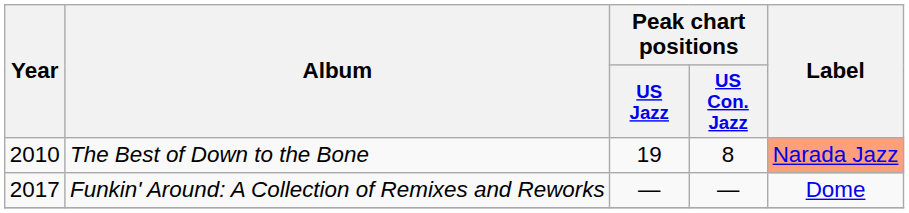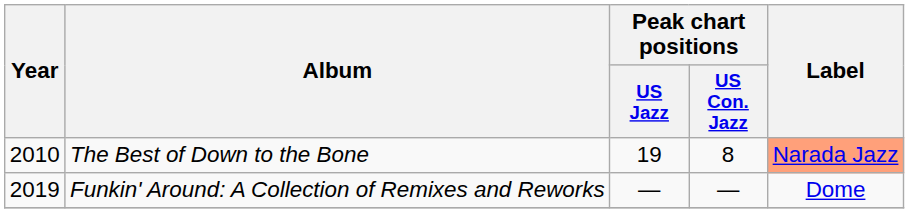(35, 190) 2017 -> (35, 190) 2019
